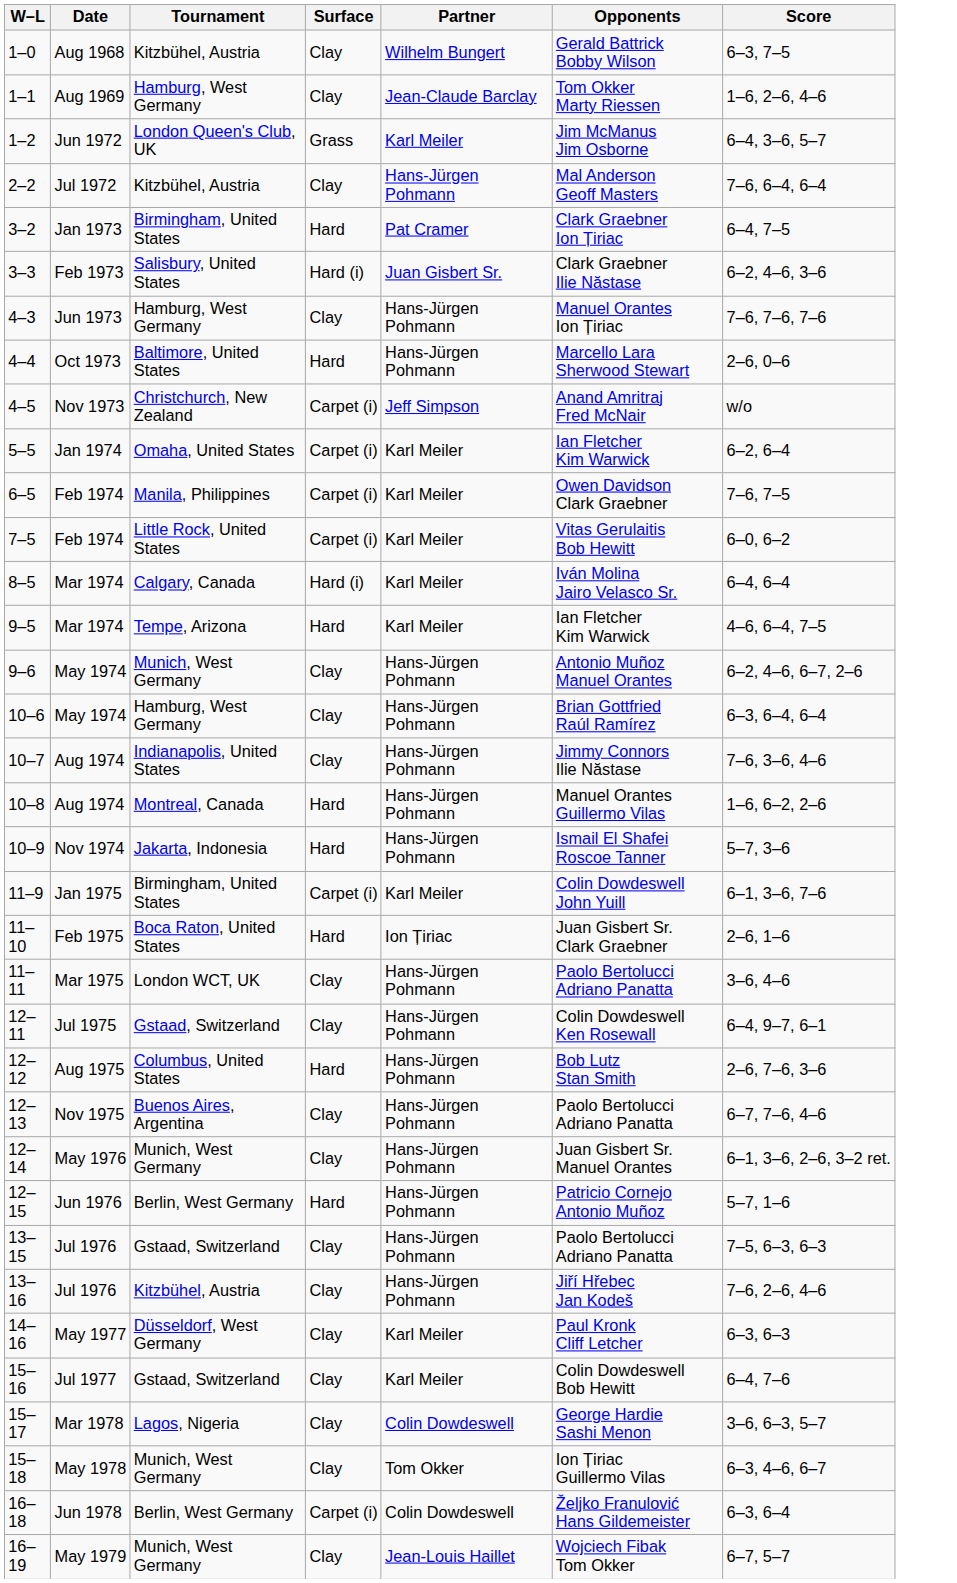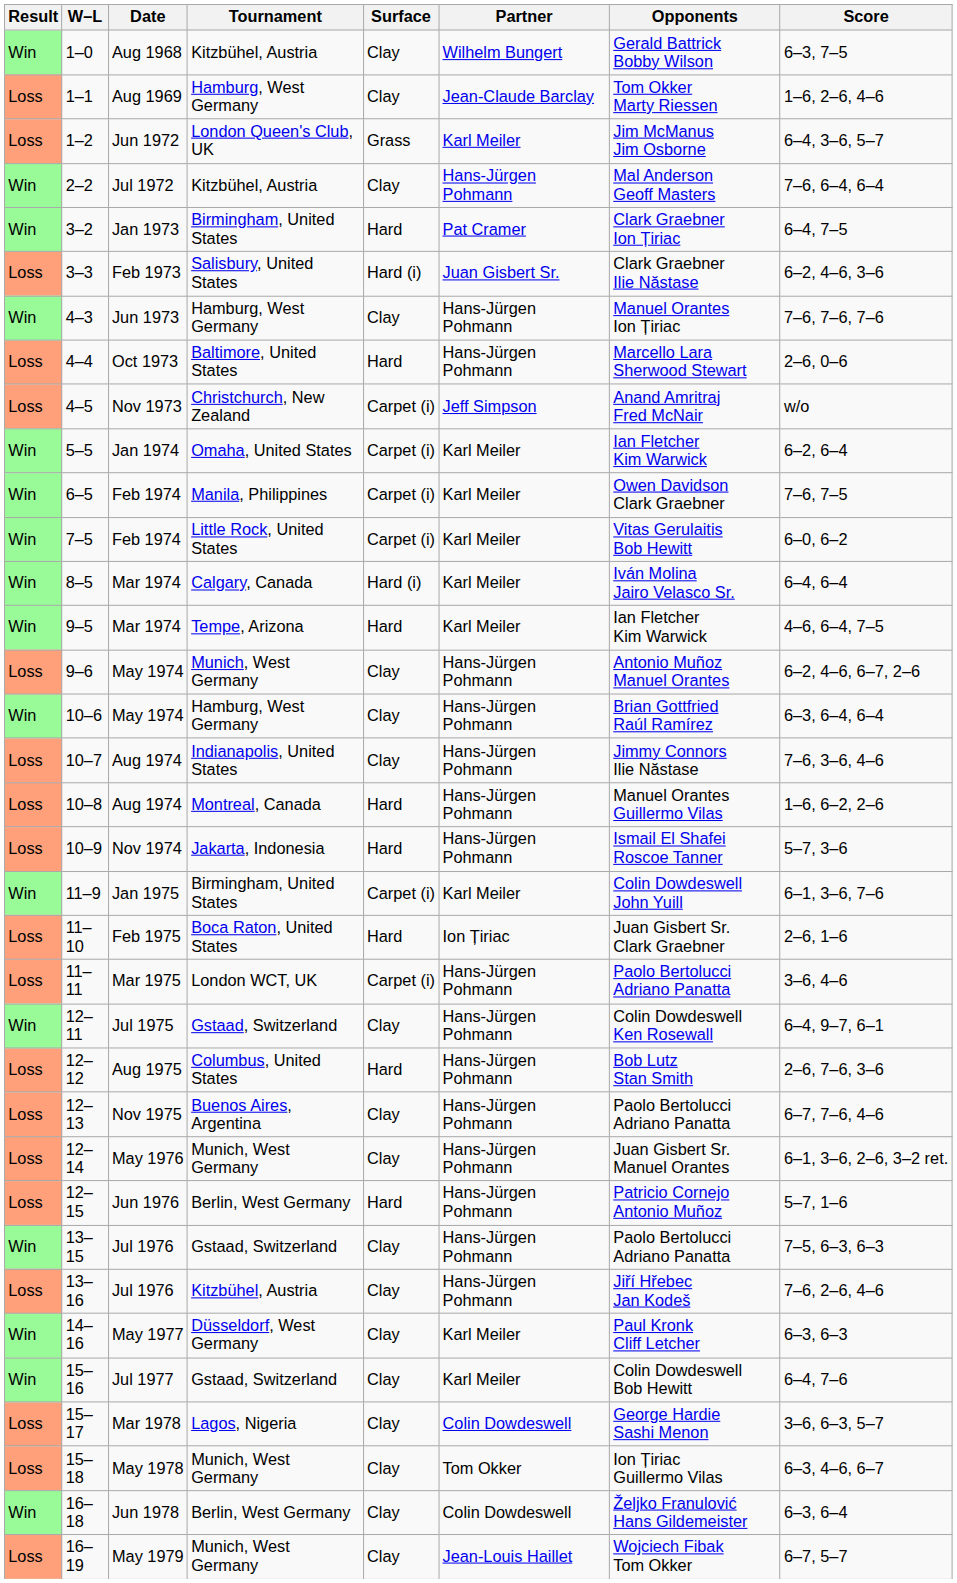+ column: (33, 17)
(326, 981) Clay -> (401, 981) Carpet (i)
(344, 1512) Carpet (i) -> (383, 1512) Clay
